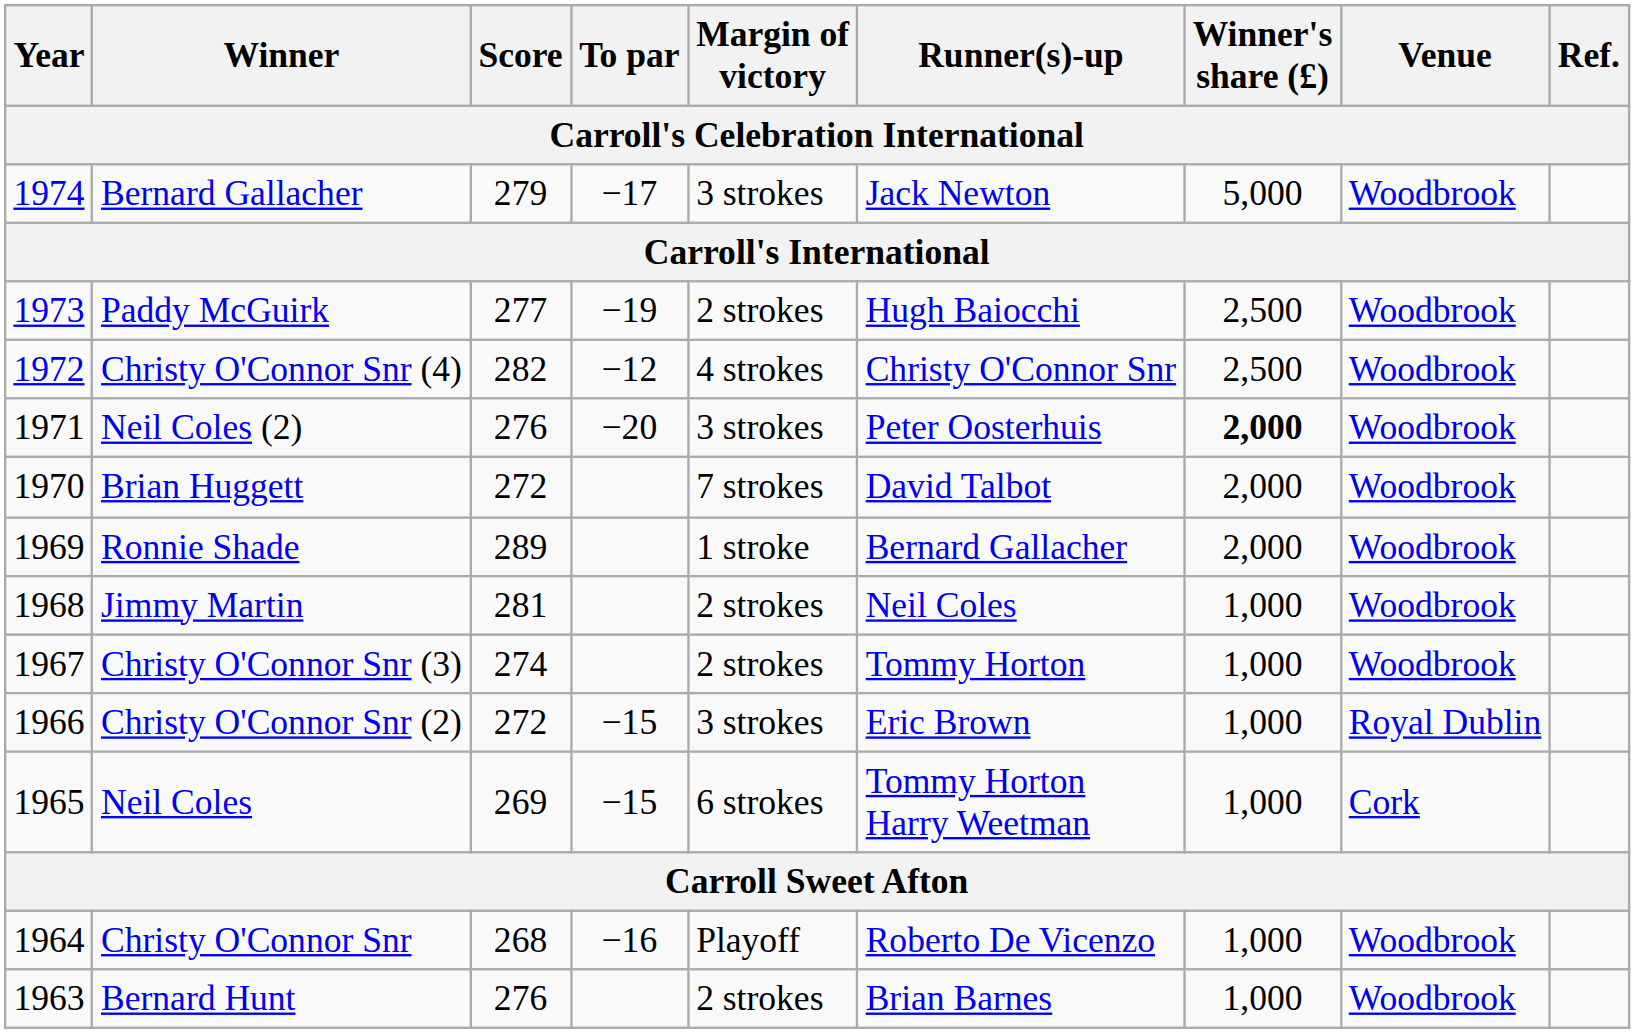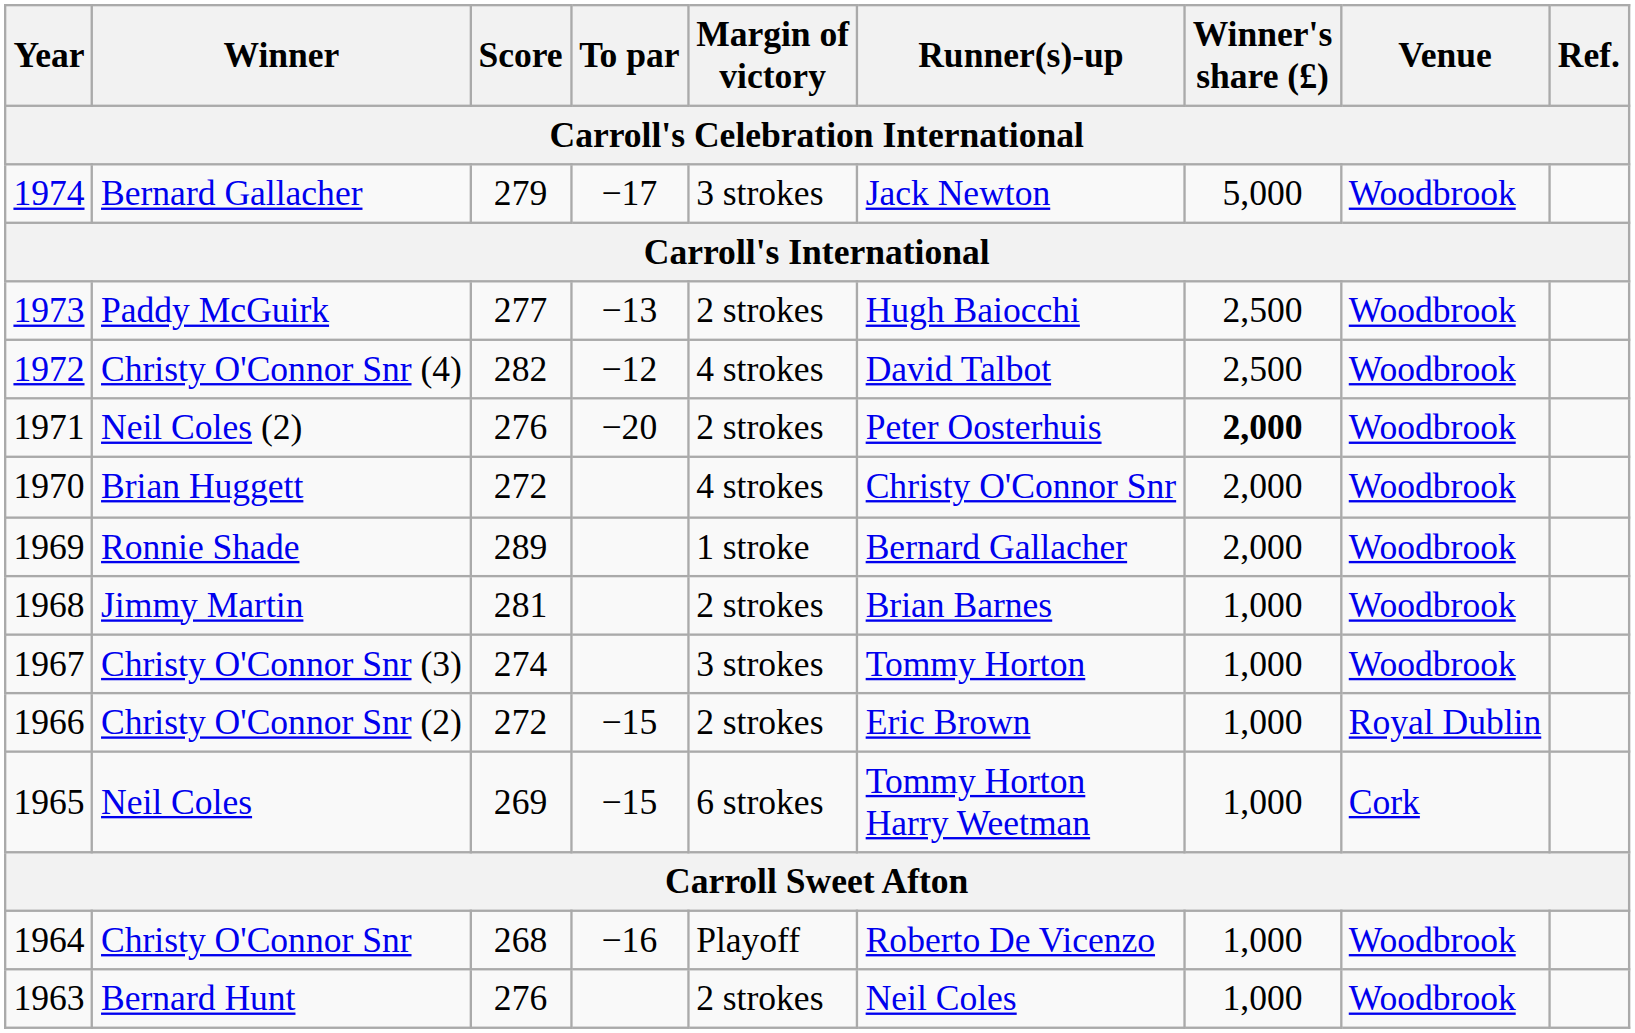(629, 310) −19 -> (629, 310) −13
(1021, 369) Christy O'Connor Snr -> (958, 369) David Talbot
(760, 428) 3 strokes -> (760, 428) 2 strokes
(760, 486) 7 strokes -> (760, 486) 4 strokes
(958, 486) David Talbot -> (1021, 486) Christy O'Connor Snr
(941, 603) Neil Coles -> (959, 603) Brian Barnes
(760, 662) 2 strokes -> (760, 662) 3 strokes
(760, 721) 3 strokes -> (760, 721) 2 strokes
(959, 997) Brian Barnes -> (941, 997) Neil Coles
